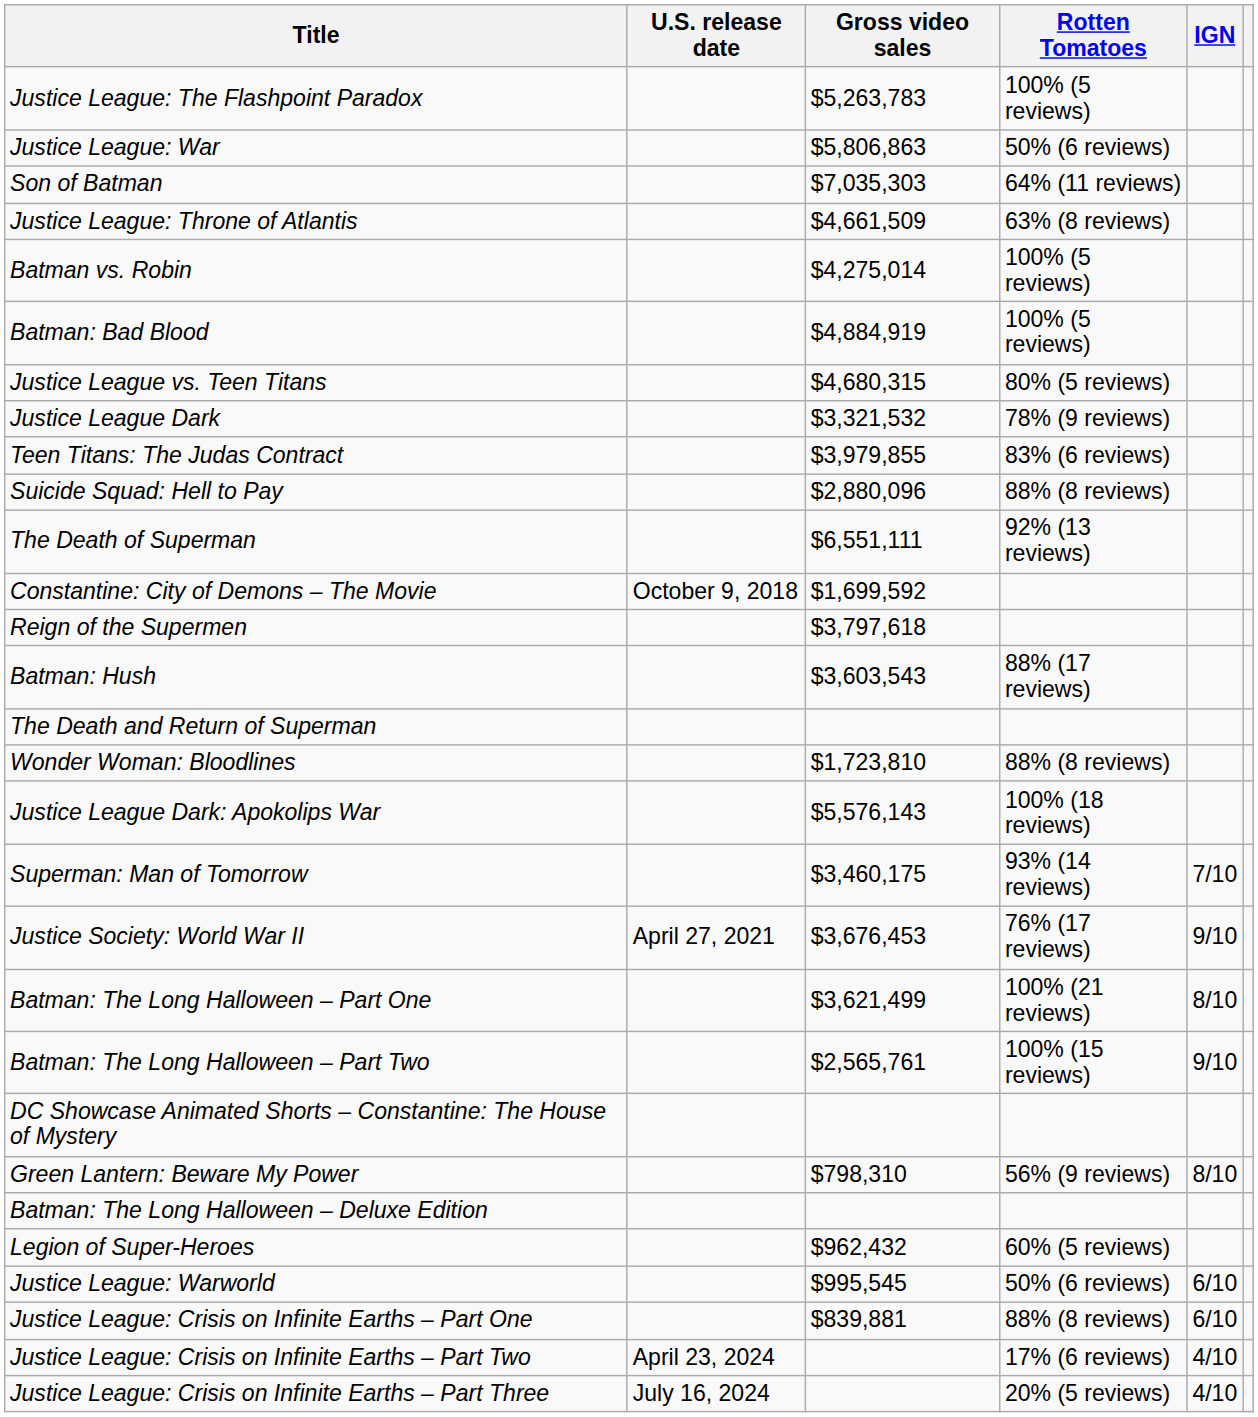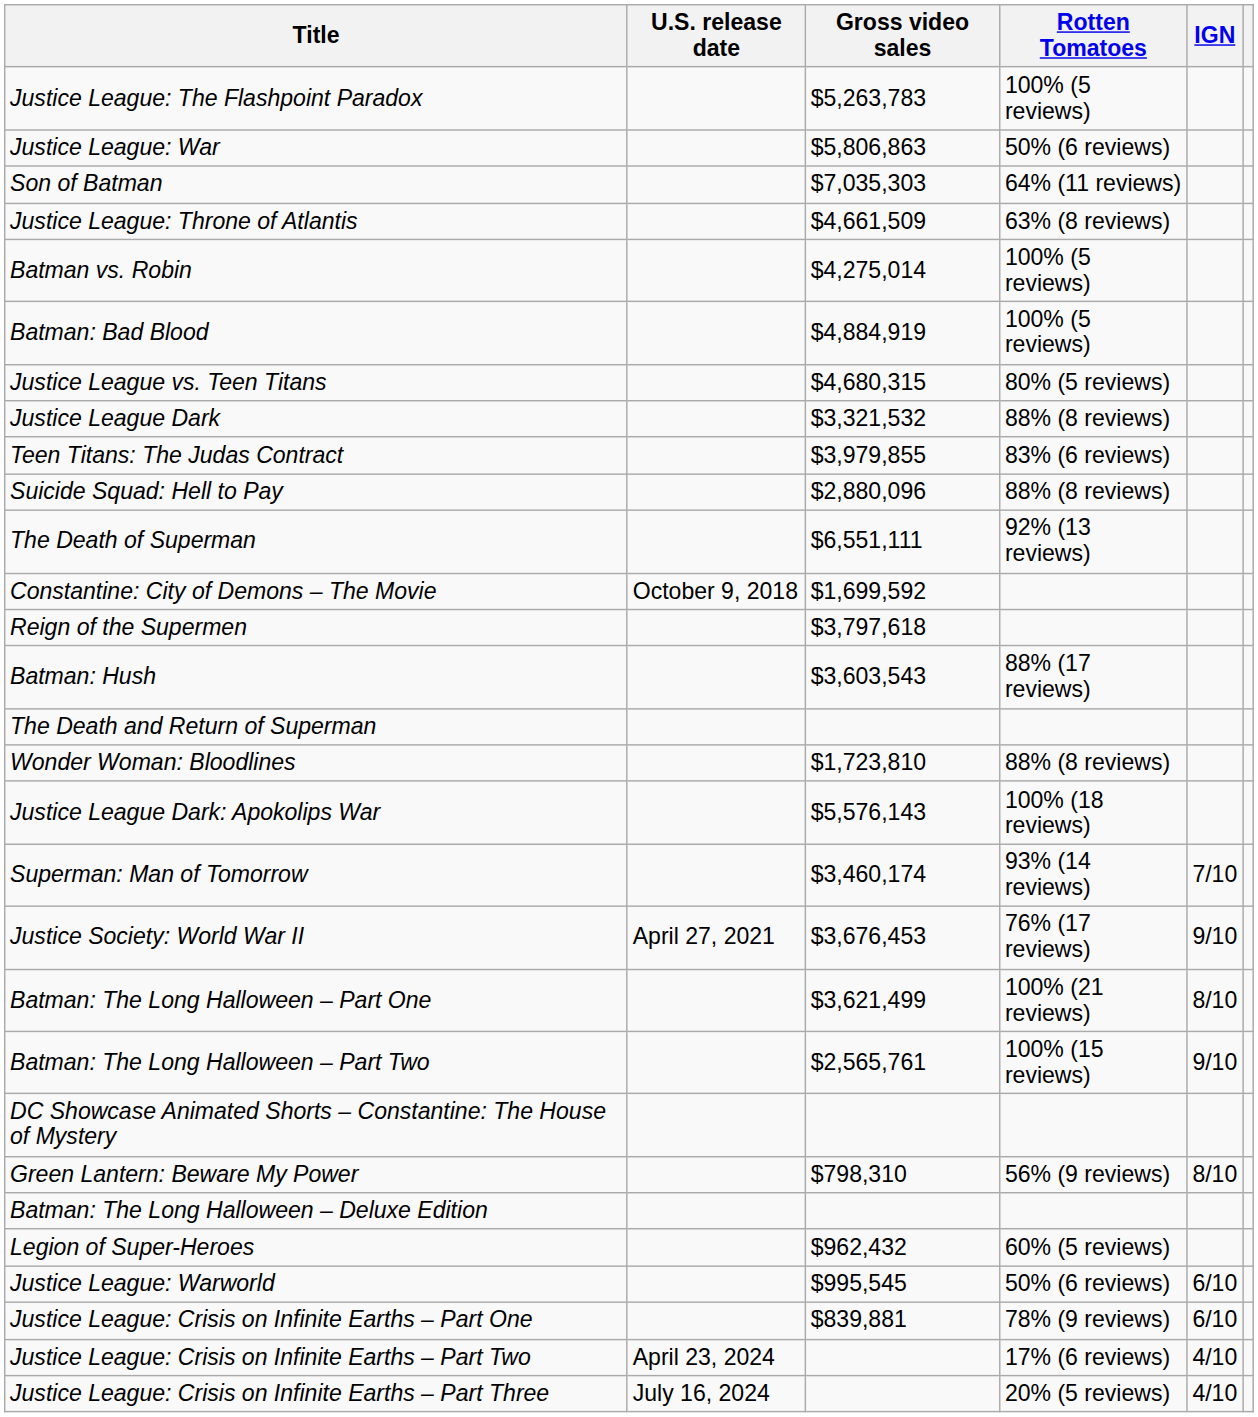(1087, 418) 78% (9 reviews) -> (1087, 418) 88% (8 reviews)
(868, 874) $3,460,175 -> (868, 874) $3,460,174
(1087, 1320) 88% (8 reviews) -> (1087, 1320) 78% (9 reviews)
